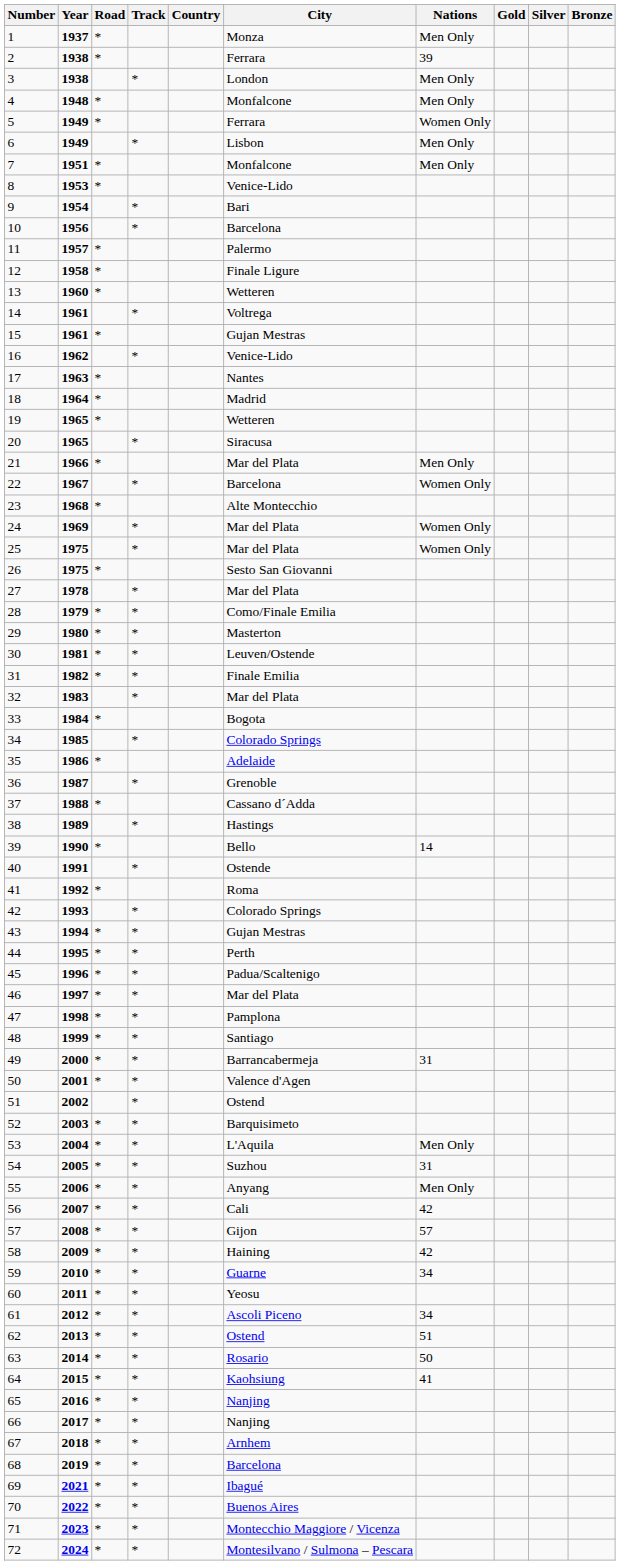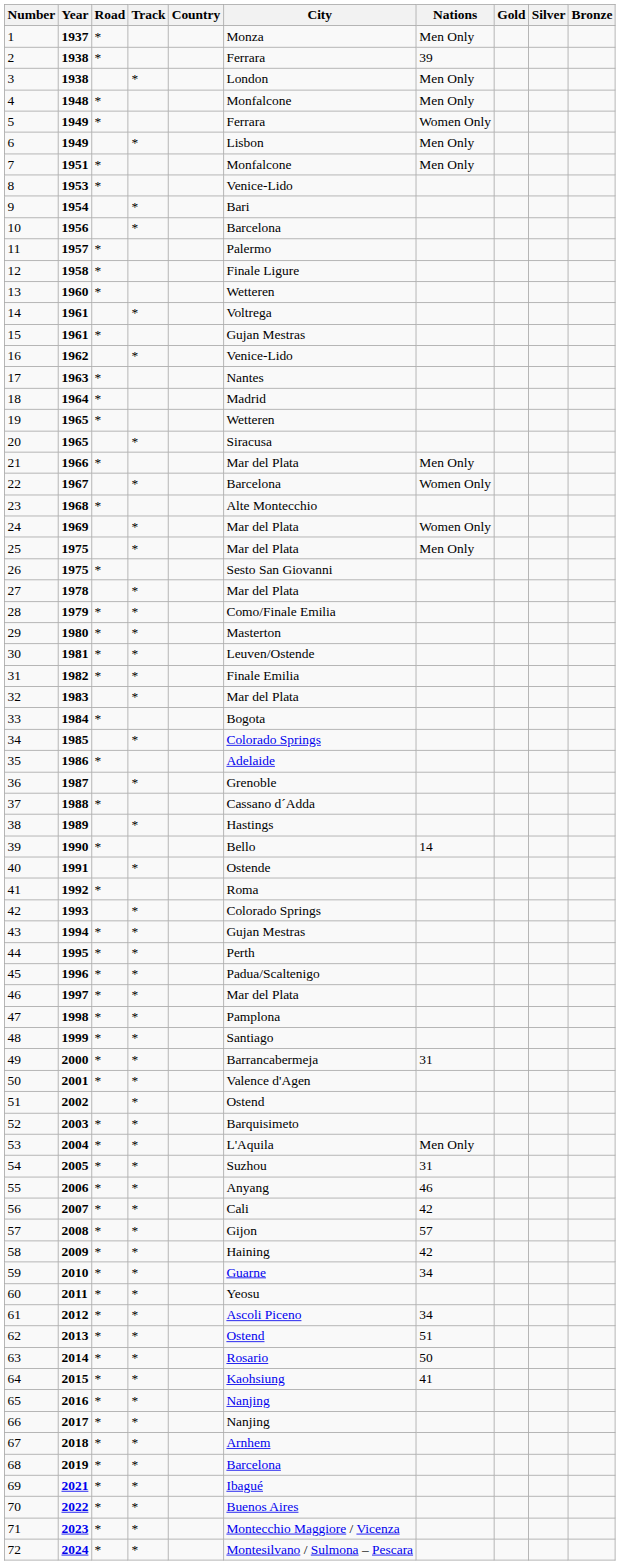(455, 548) Women Only -> (447, 548) Men Only
(447, 1187) Men Only -> (426, 1187) 46
